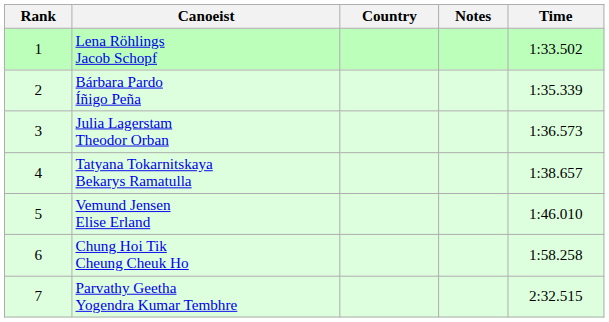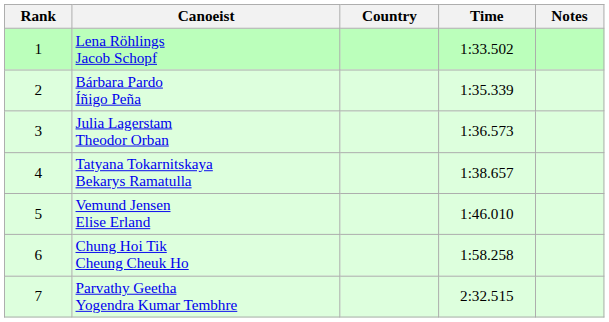columns swapped: (556, 16) <-> (473, 16)
